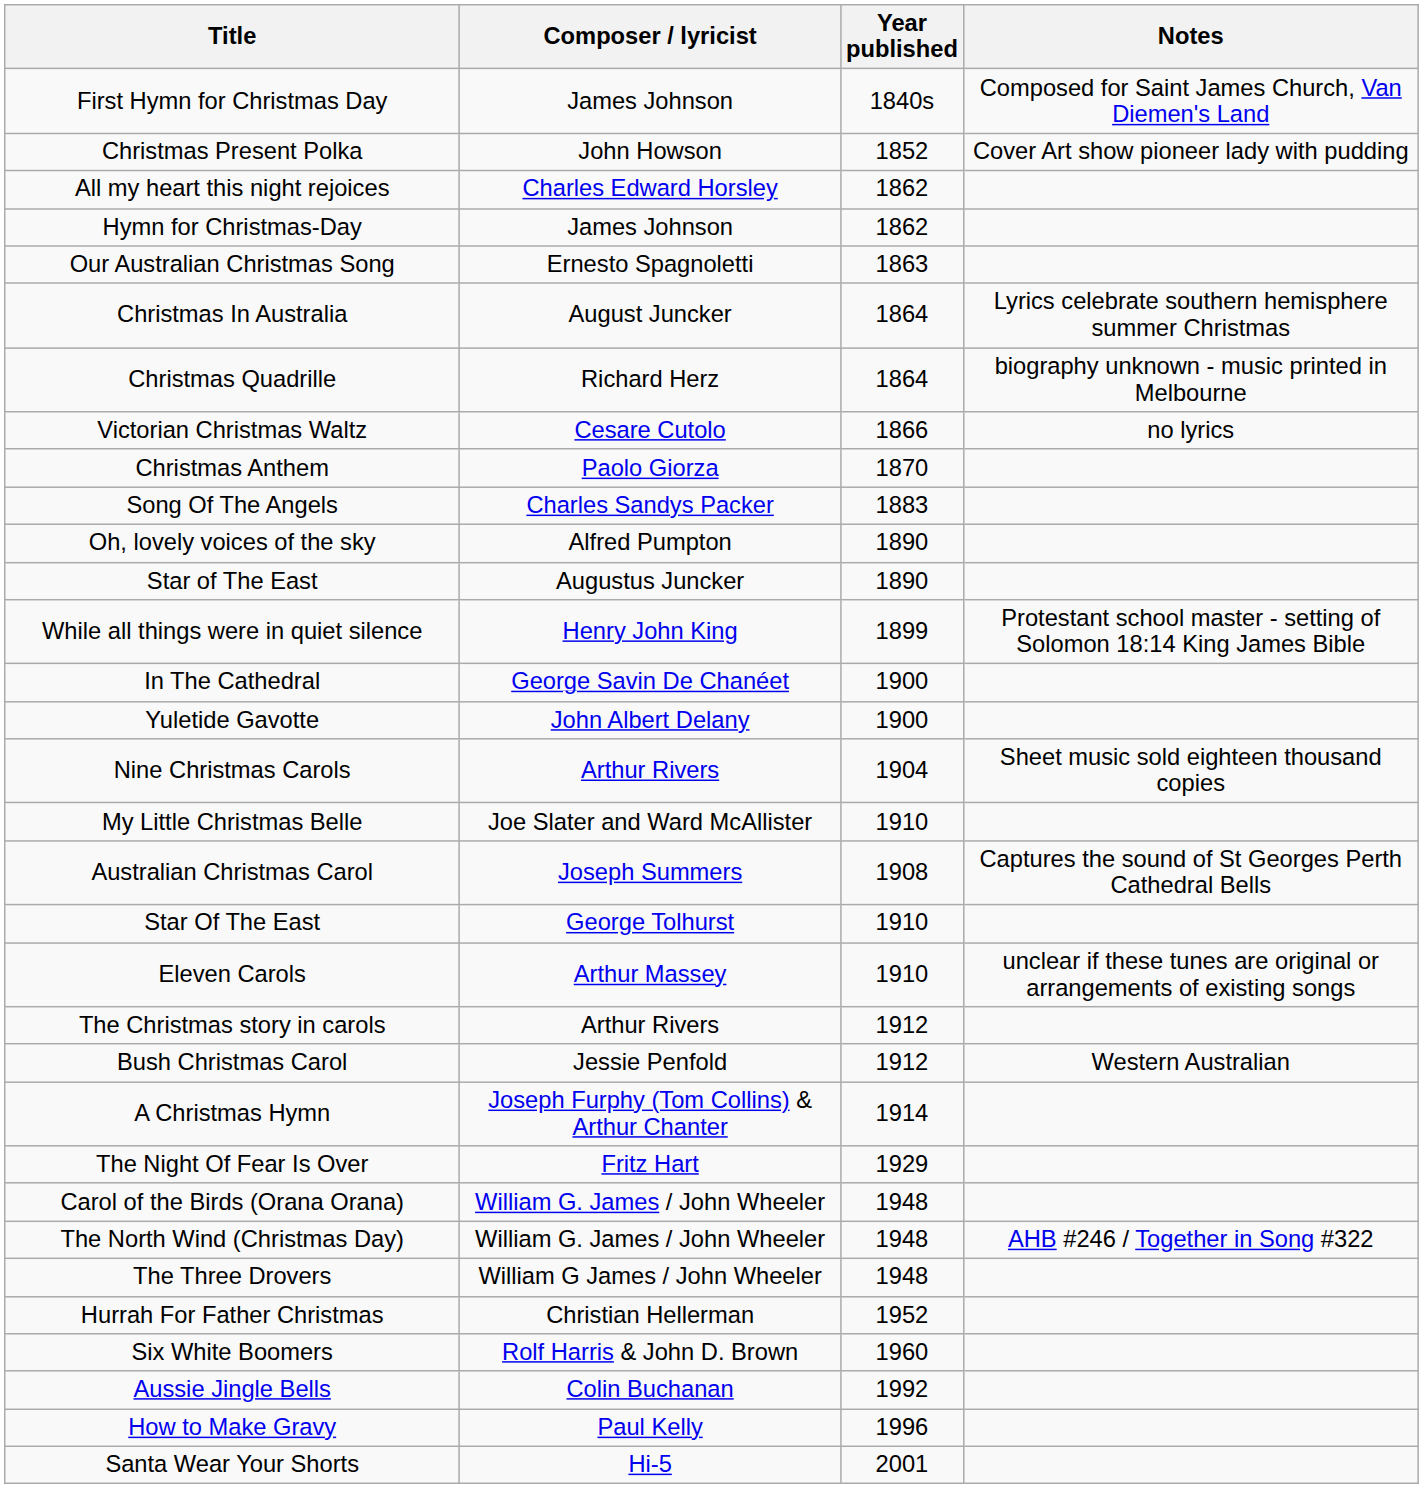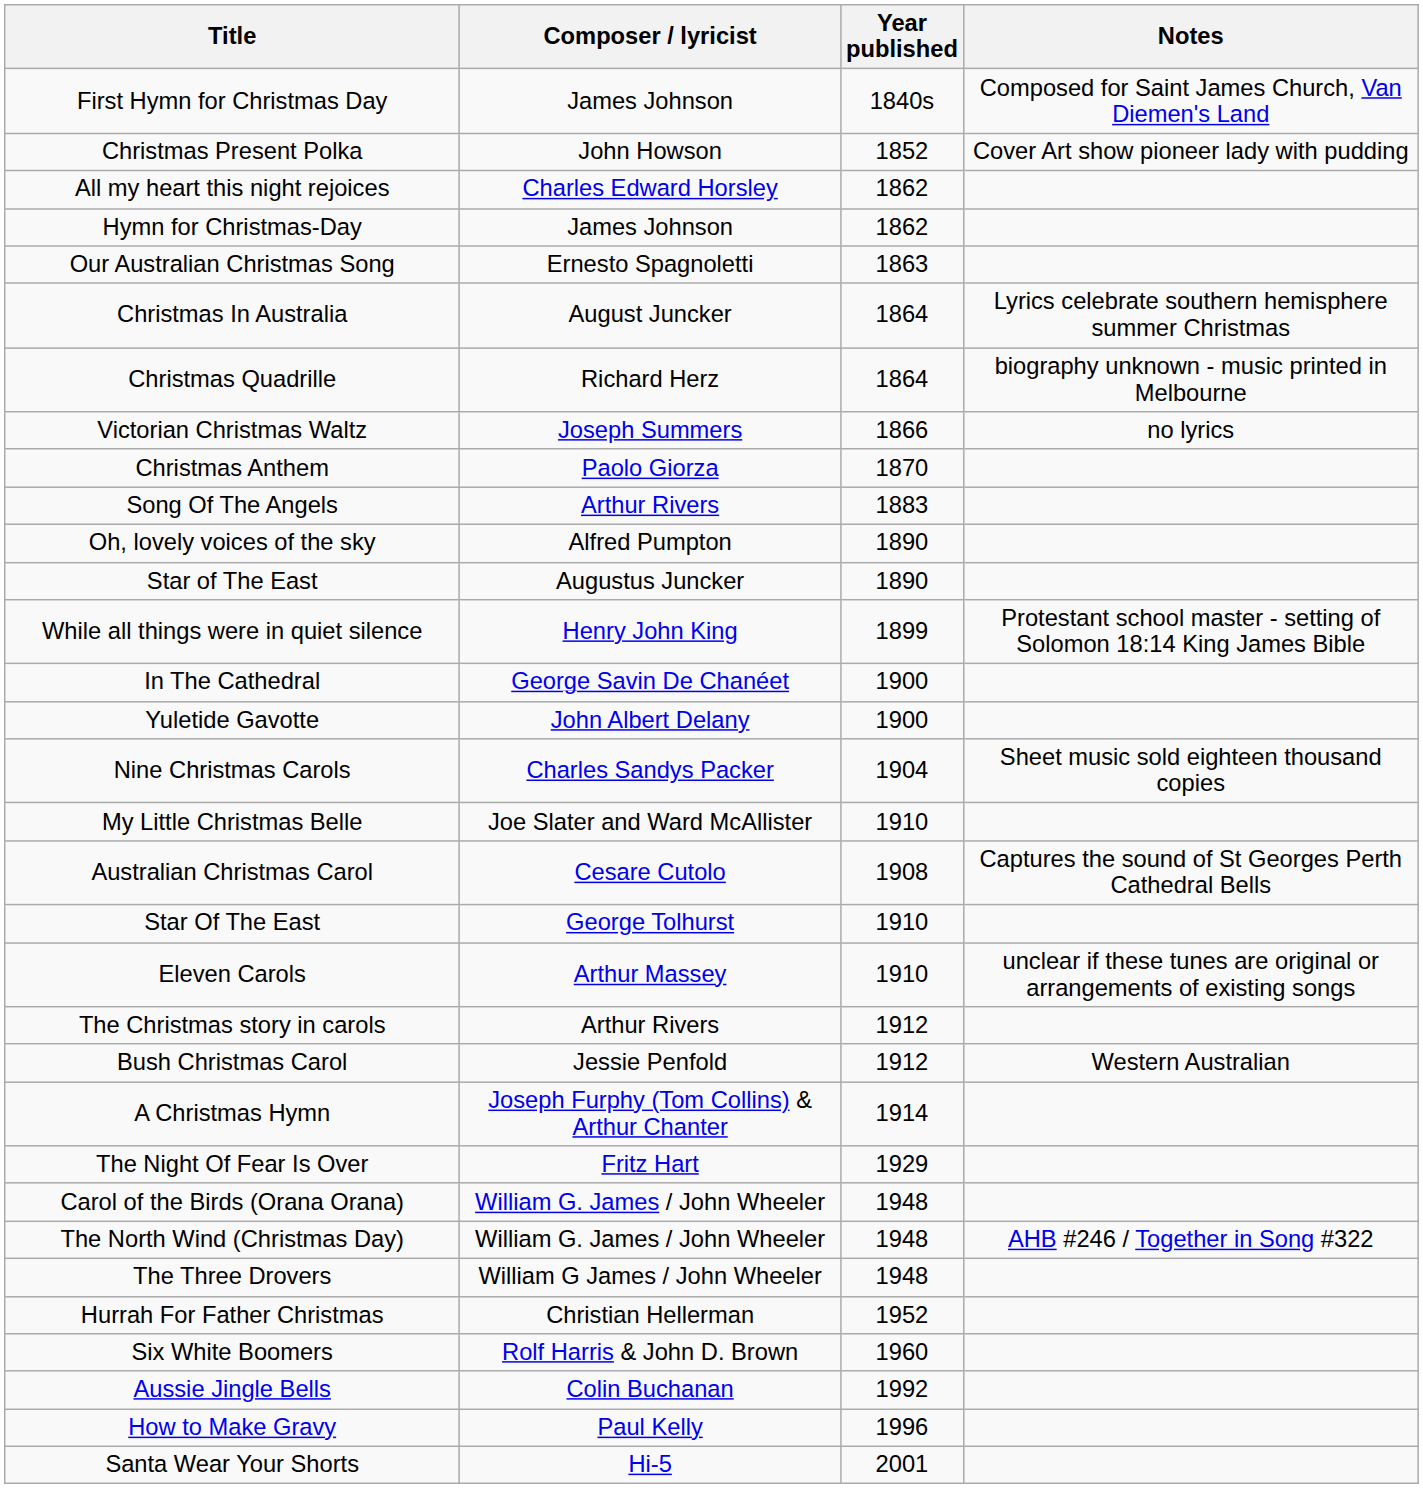(650, 430) Cesare Cutolo -> (650, 430) Joseph Summers
(650, 505) Charles Sandys Packer -> (650, 505) Arthur Rivers
(650, 770) Arthur Rivers -> (650, 770) Charles Sandys Packer
(650, 872) Joseph Summers -> (650, 872) Cesare Cutolo
